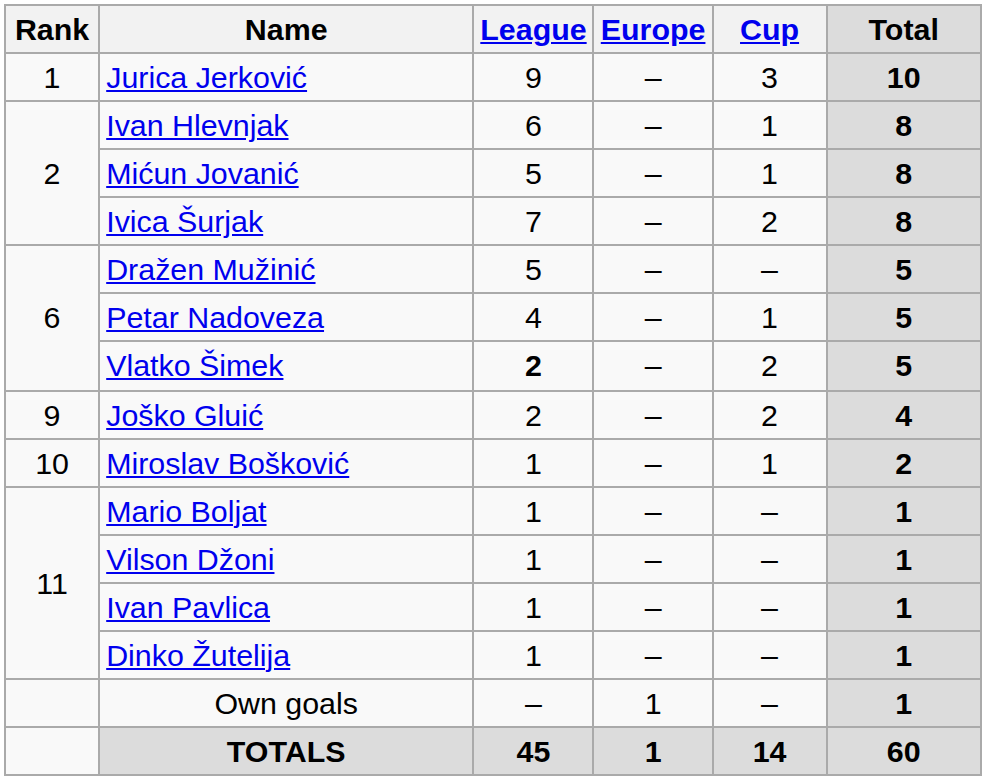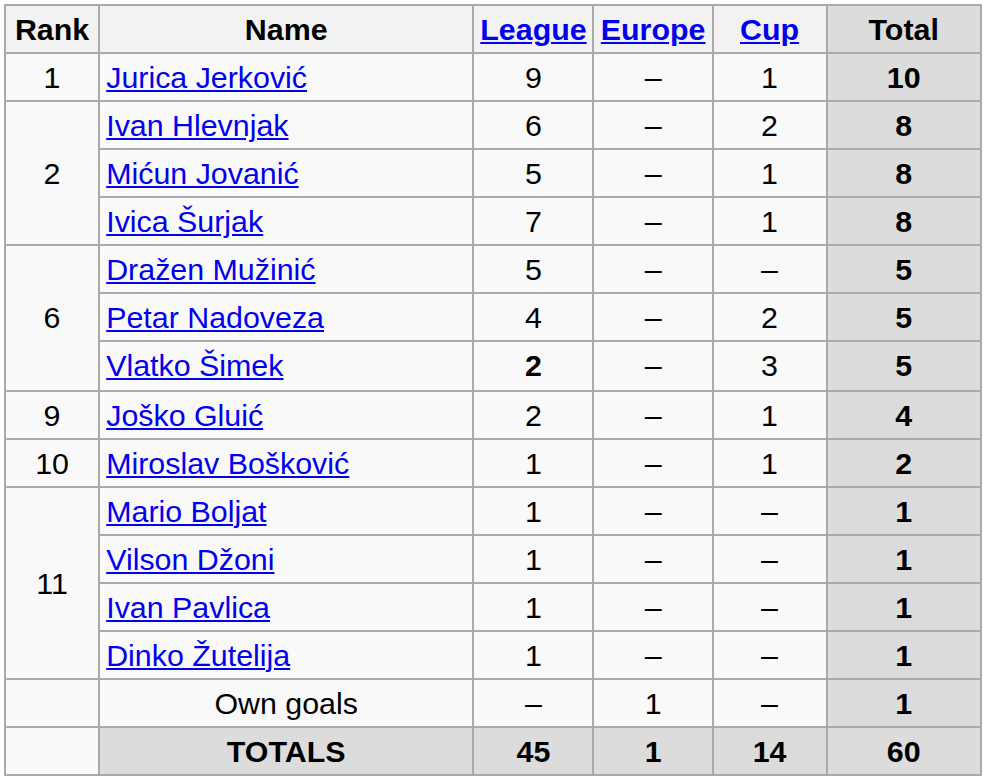(770, 77) 3 -> (770, 77) 1
(770, 126) 1 -> (770, 126) 2
(770, 222) 2 -> (770, 222) 1
(770, 318) 1 -> (770, 318) 2
(770, 366) 2 -> (770, 366) 3
(770, 414) 2 -> (770, 414) 1
